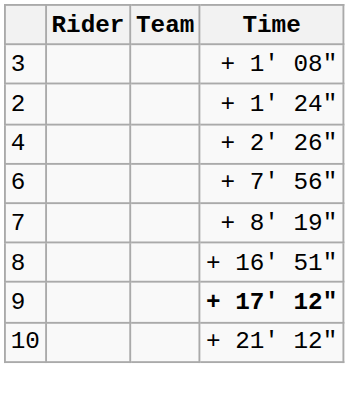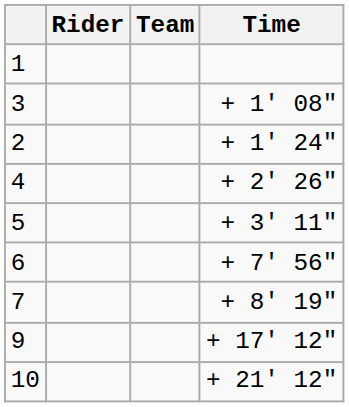+ row: (18, 64)
+ row: (18, 223)
- row: (18, 262)
(272, 302) bold -> (272, 342) normal
